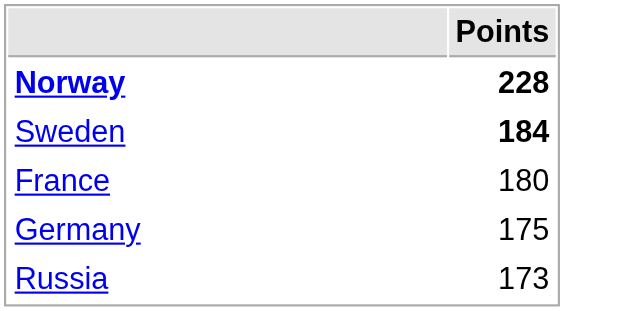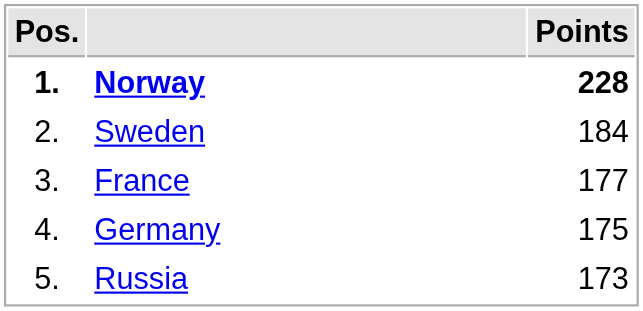+ column: (47, 32)
(524, 132) bold -> (603, 132) normal
(524, 181) 180 -> (603, 181) 177
